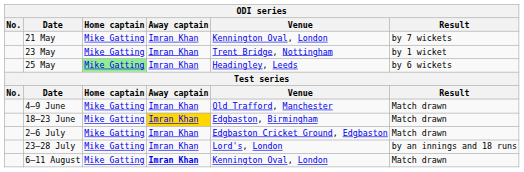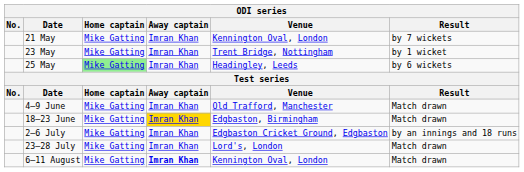(419, 133) Match drawn -> (454, 133) by an innings and 18 runs
(454, 147) by an innings and 18 runs -> (419, 147) Match drawn
